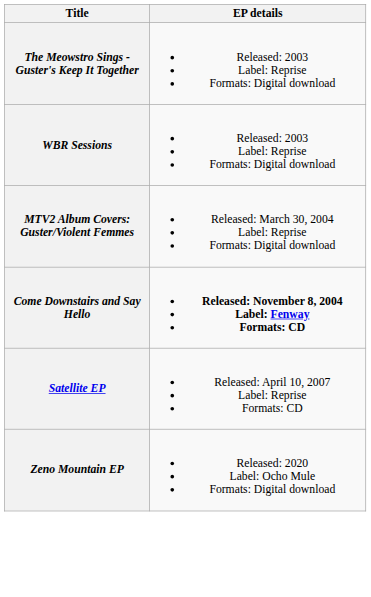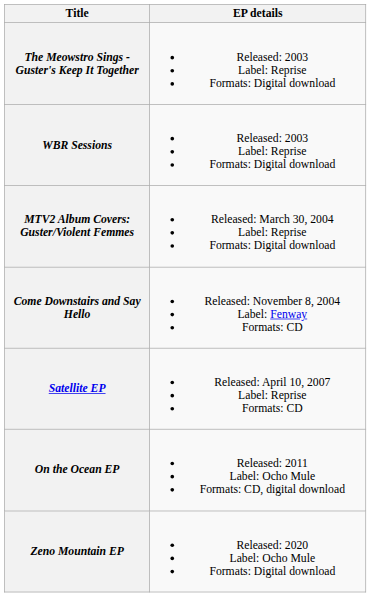(258, 314) bold -> (258, 314) normal
+ row: (77, 470)
